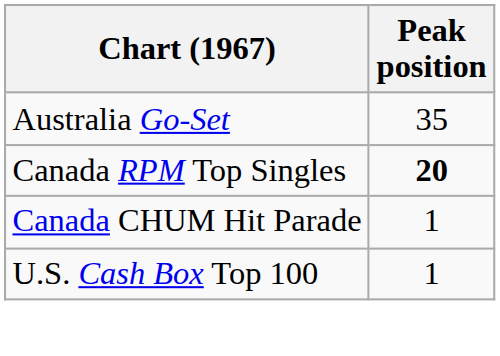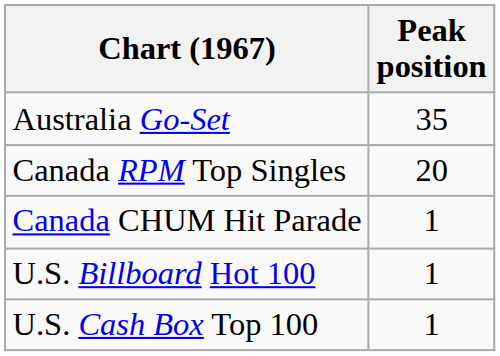(432, 169) bold -> (432, 169) normal
+ row: (164, 272)
